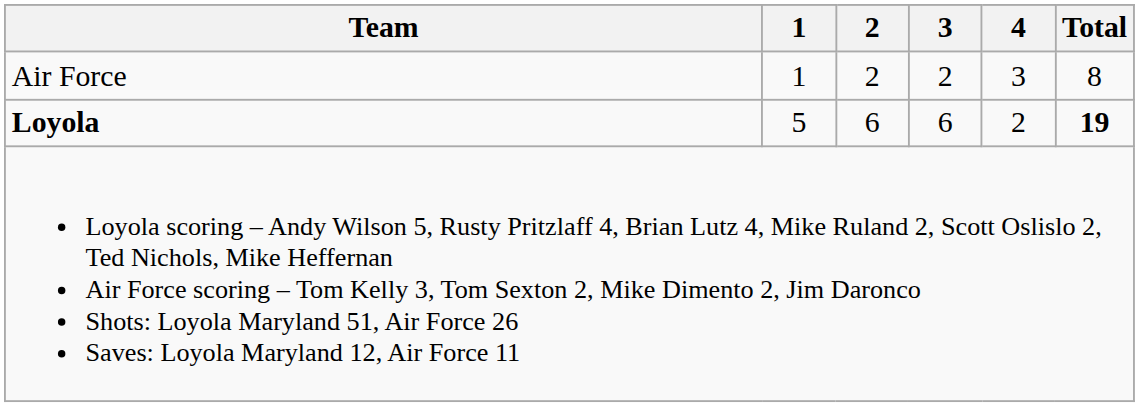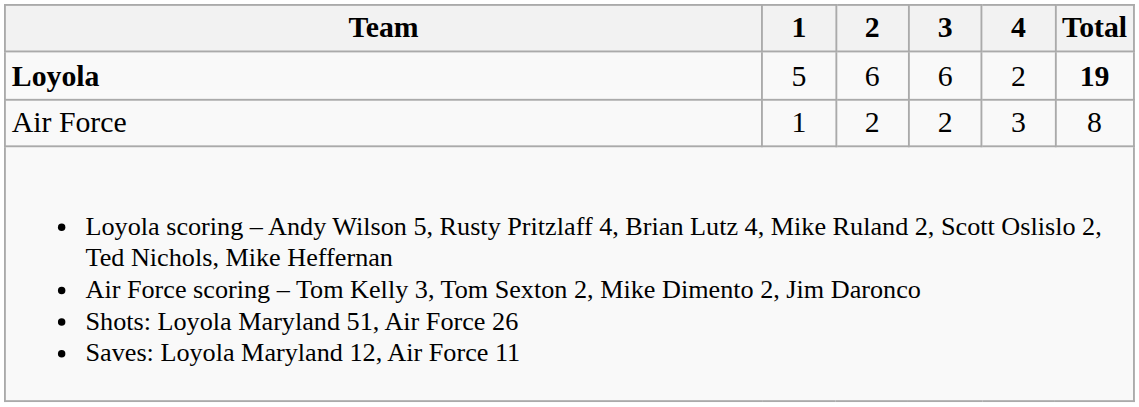rows swapped: (56, 122) <-> (69, 75)
